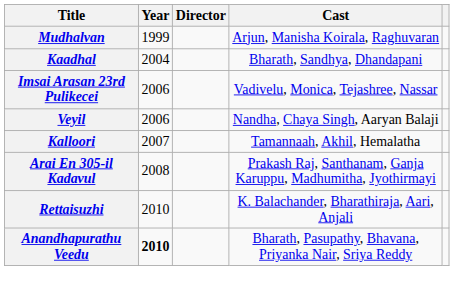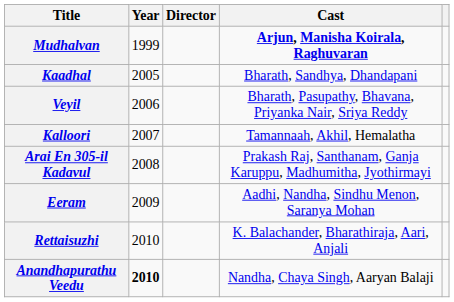(336, 37) normal -> (331, 45) bold
(156, 59) 2004 -> (146, 75) 2005
- row: (71, 89)
(336, 119) Nandha, Chaya Singh, Aaryan Balaji -> (331, 105) Bharath, Pasupathy, Bhavana, Priyanka Nair, Sriya Reddy
+ row: (66, 202)
(336, 246) Bharath, Pasupathy, Bhavana, Priyanka Nair, Sriya Reddy -> (331, 278) Nandha, Chaya Singh, Aaryan Balaji
